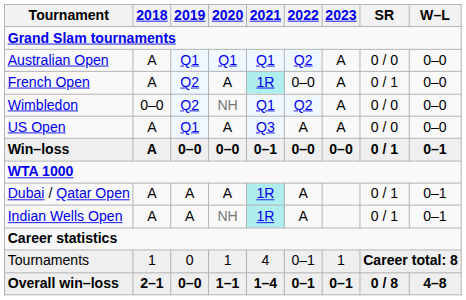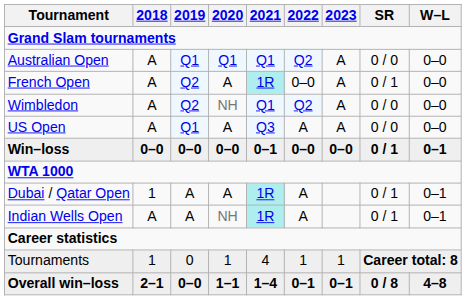(152, 104) 0–0 -> (152, 104) A
(152, 149) A -> (152, 149) 0–0
(152, 194) A -> (152, 194) 1
(303, 261) 0–1 -> (303, 261) 1
